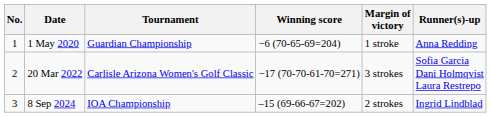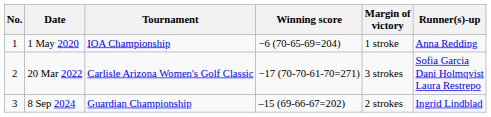(139, 43) Guardian Championship -> (129, 43) IOA Championship
(129, 103) IOA Championship -> (139, 103) Guardian Championship
